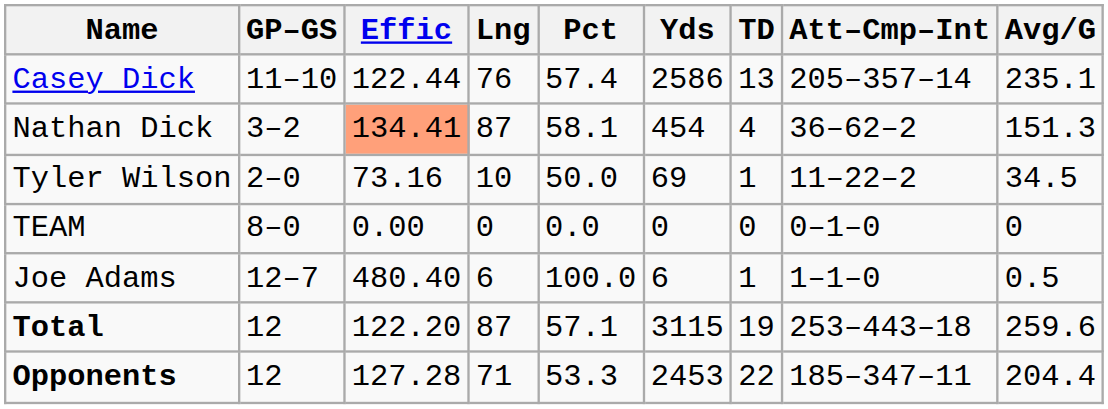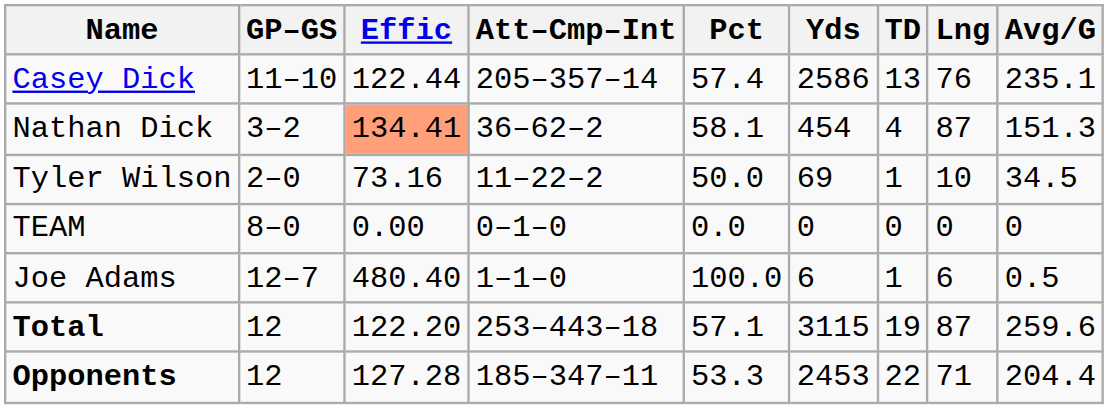columns swapped: (890, 30) <-> (503, 30)
